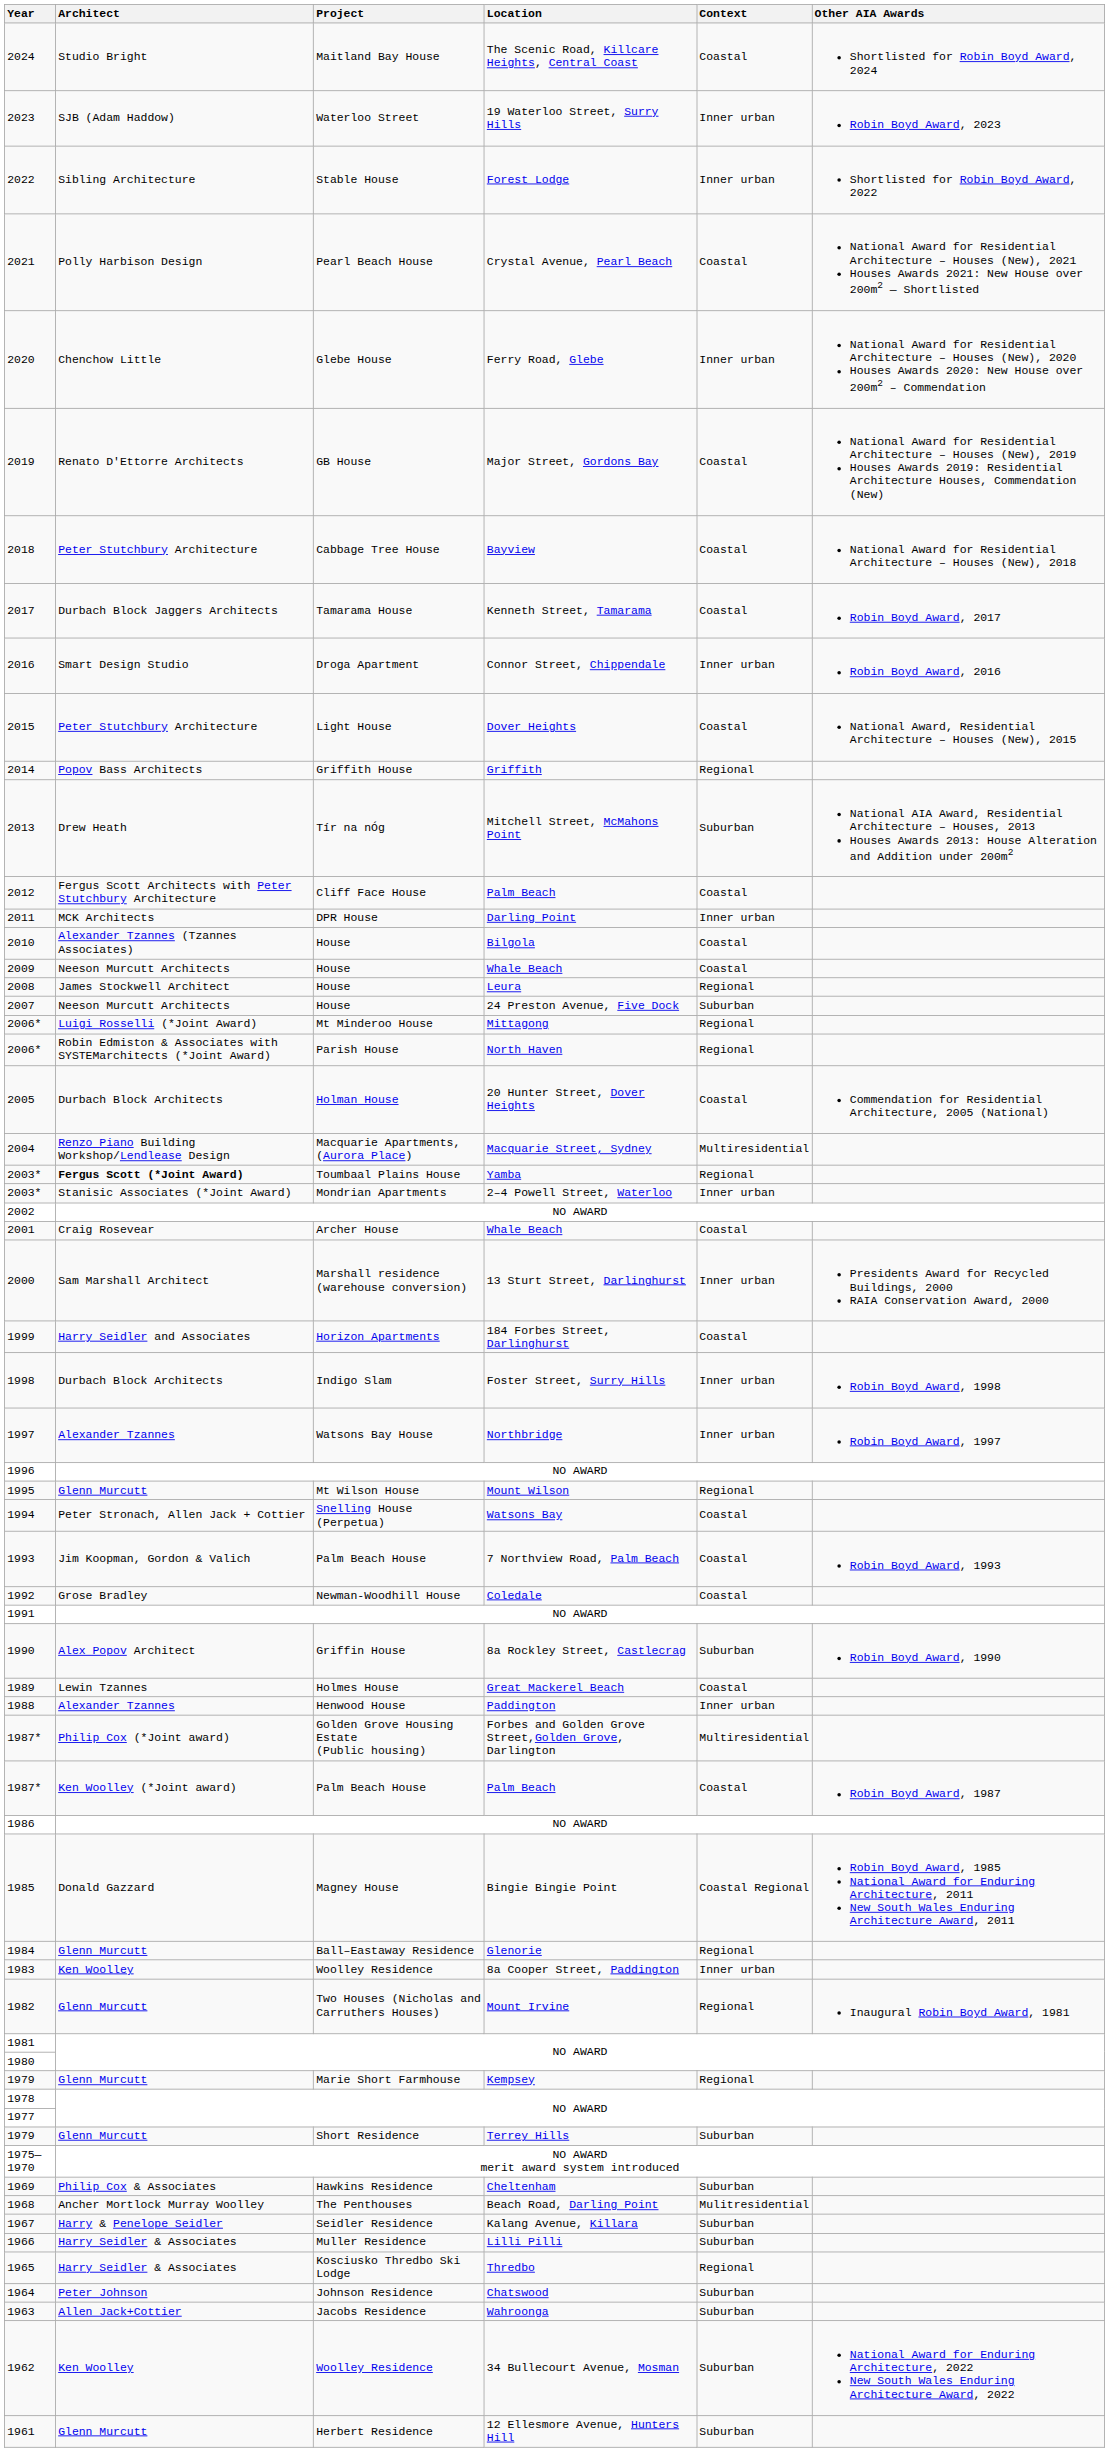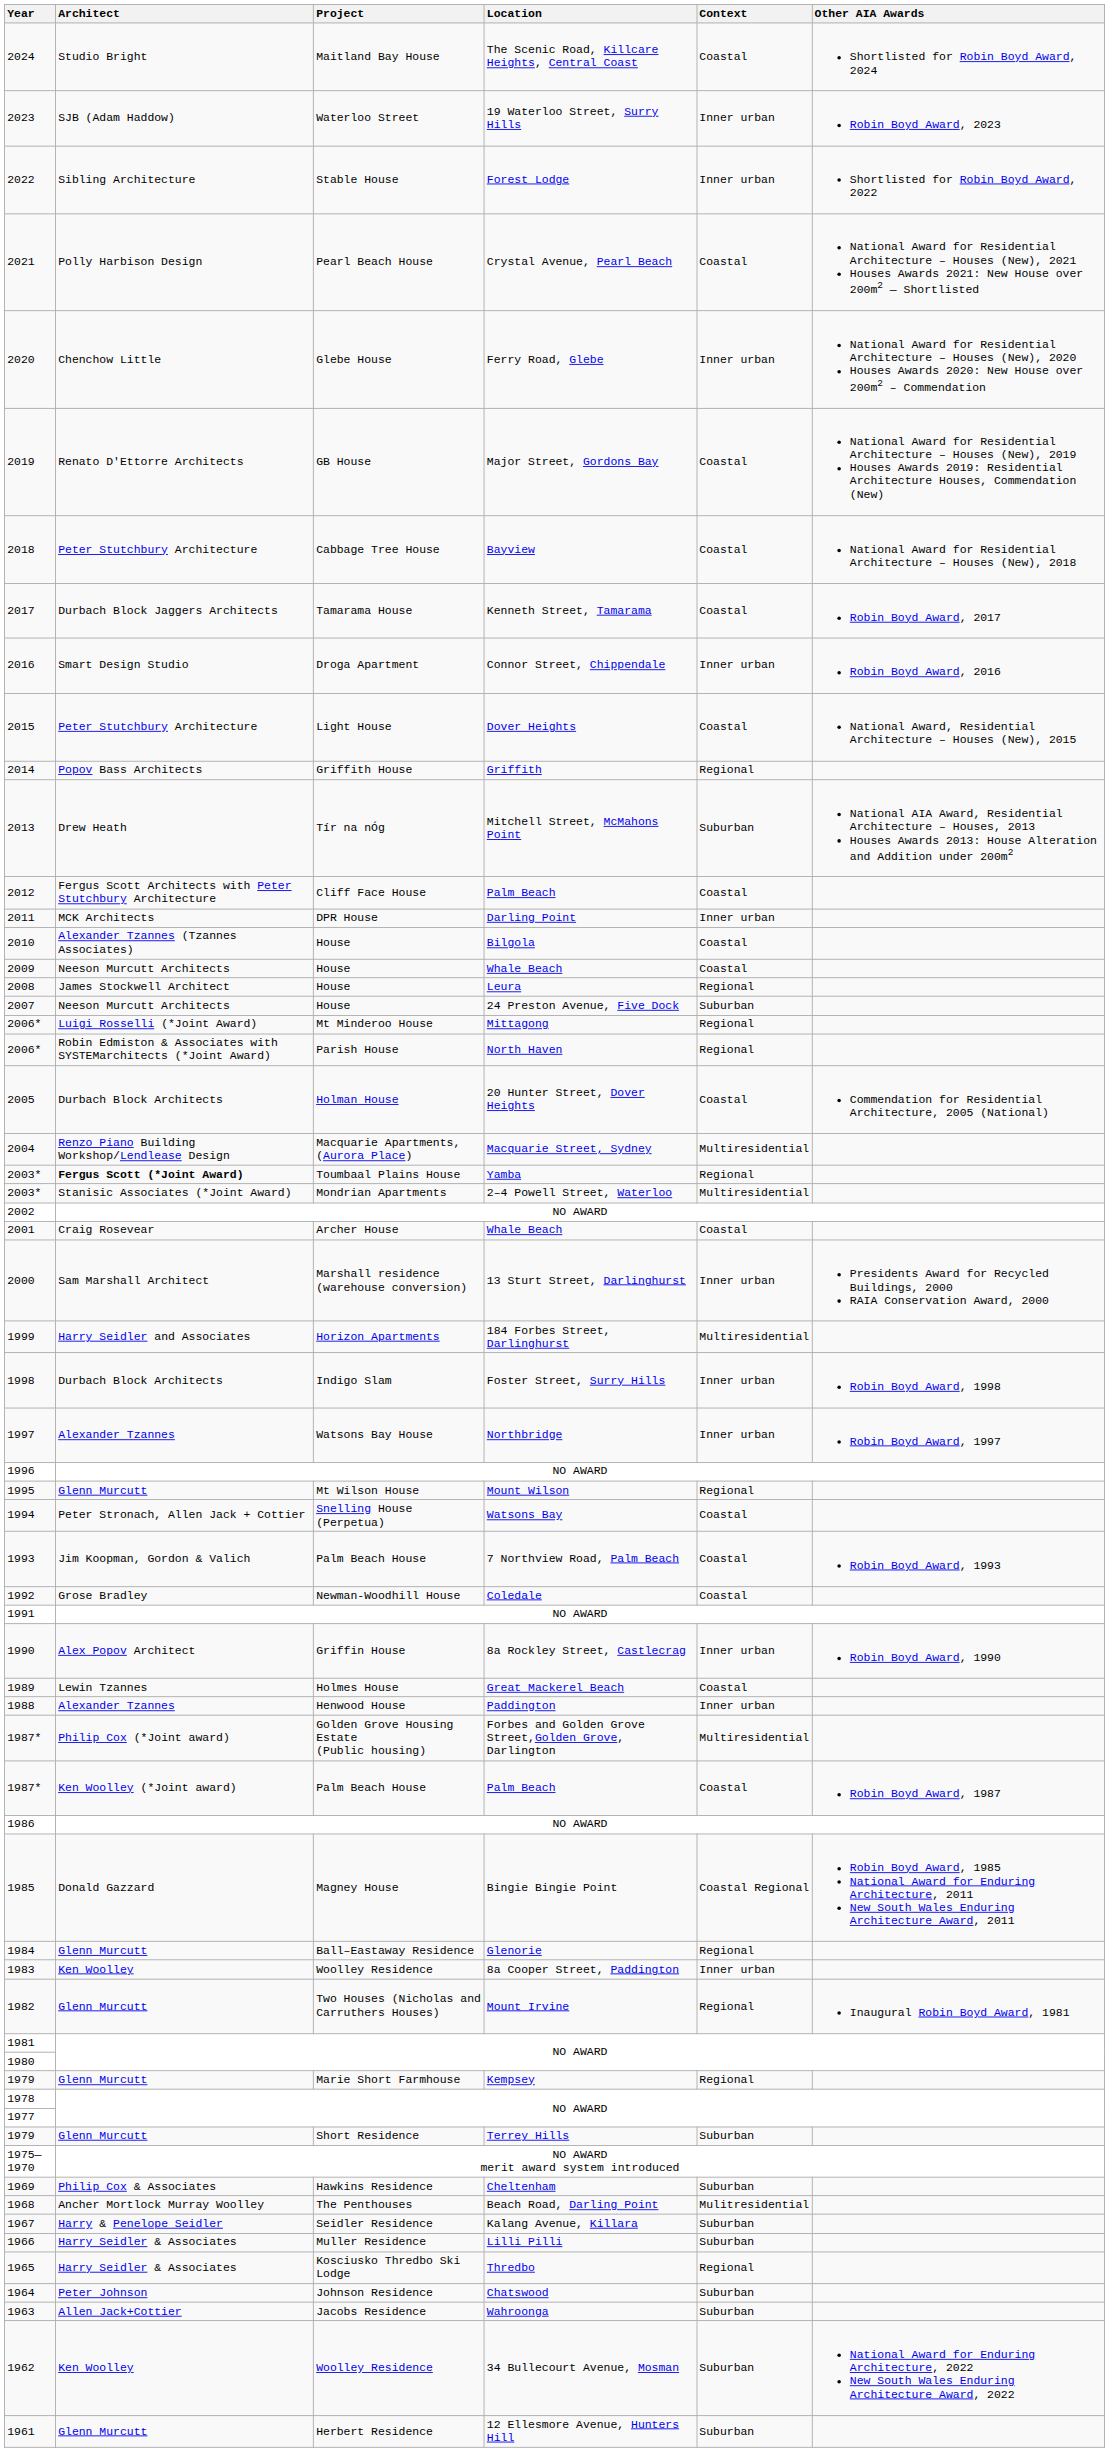(737, 1193) Inner urban -> (754, 1193) Multiresidential
(723, 1337) Coastal -> (754, 1337) Multiresidential
(727, 1651) Suburban -> (737, 1651) Inner urban
